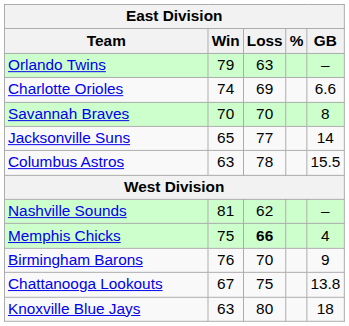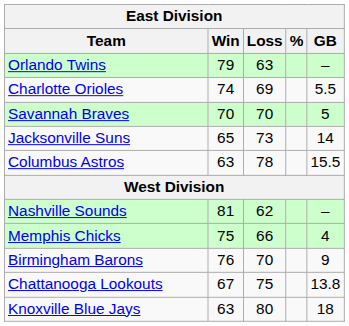(325, 89) 6.6 -> (325, 89) 5.5
(325, 114) 8 -> (325, 114) 5
(265, 138) 77 -> (265, 138) 73
(265, 235) bold -> (265, 235) normal
